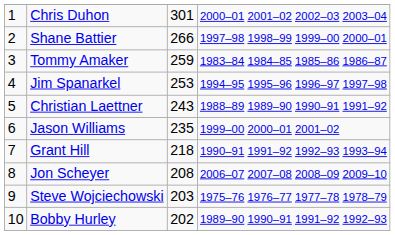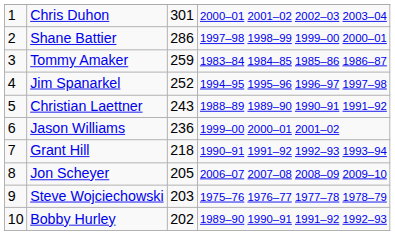(182, 38) 266 -> (182, 38) 286
(182, 83) 253 -> (182, 83) 252
(182, 128) 235 -> (182, 128) 236
(182, 173) 208 -> (182, 173) 205
